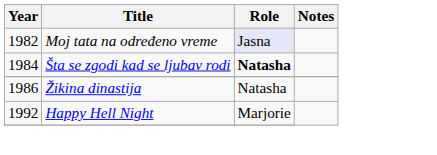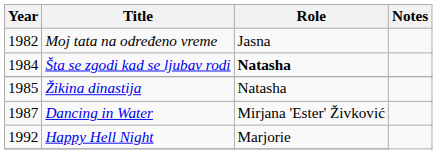(254, 40) lavender background -> (254, 40) no background
(23, 88) 1986 -> (23, 88) 1985
+ row: (99, 112)
